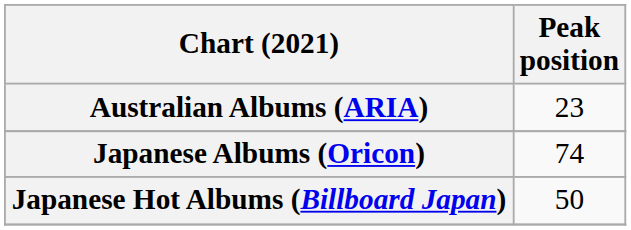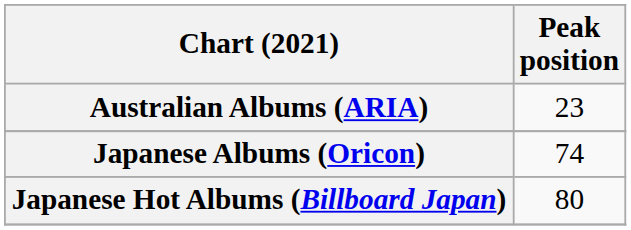(569, 199) 50 -> (569, 199) 80
